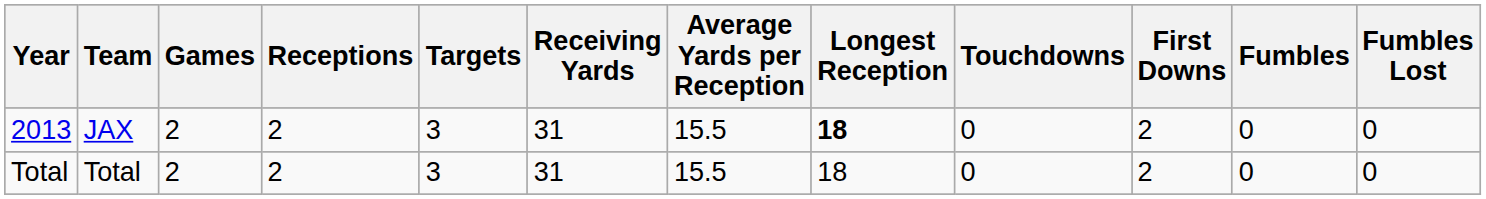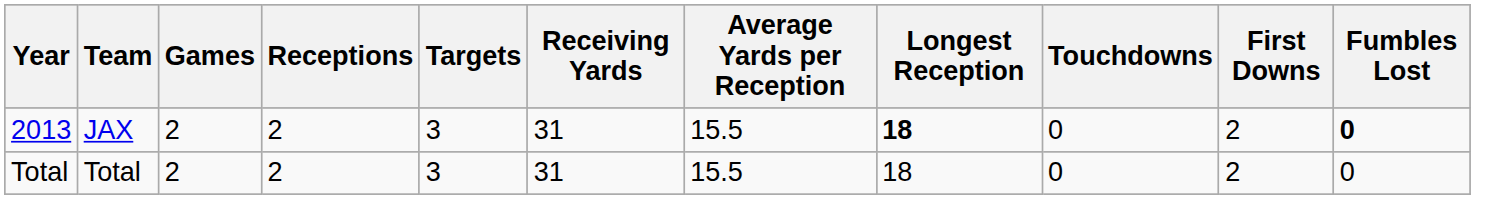- column: (1294, 56)
(1370, 129) normal -> (1347, 129) bold
